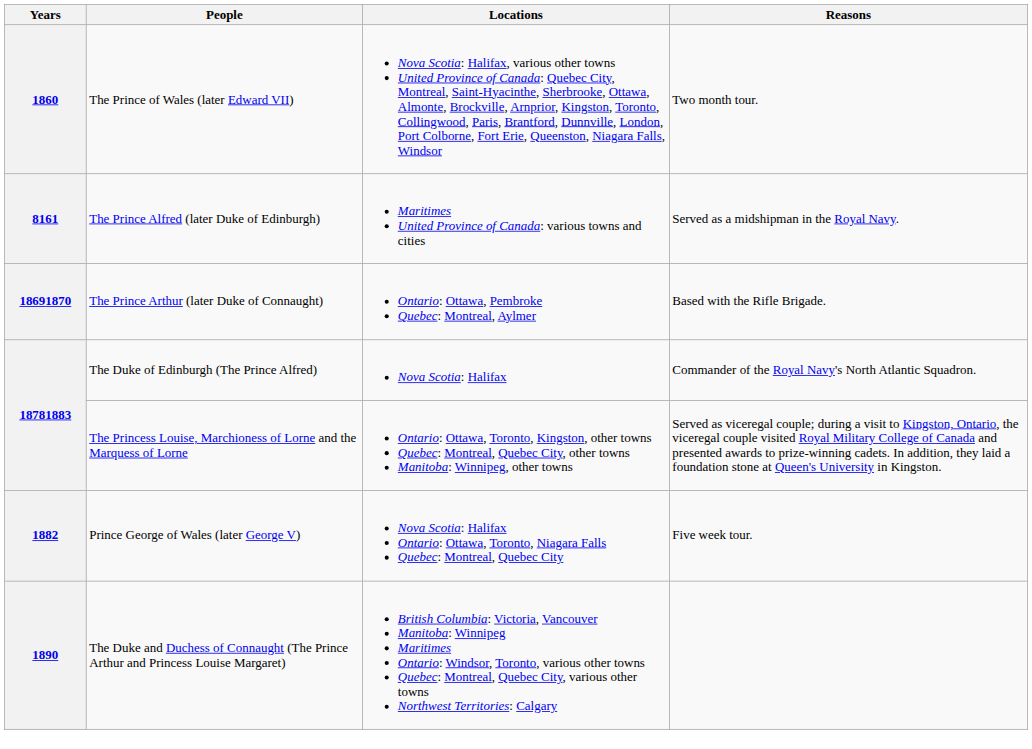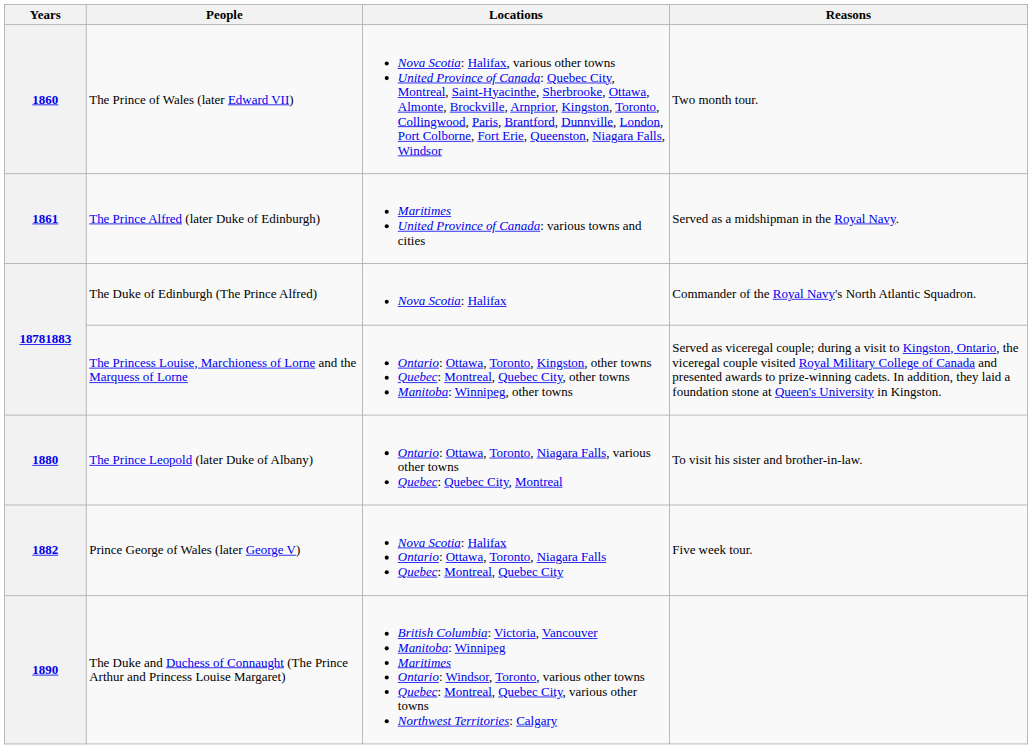(45, 218) 8161 -> (45, 218) 1861
- row: (206, 301)
+ row: (201, 460)
